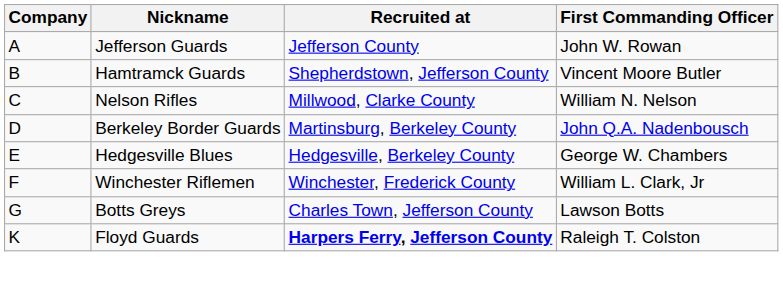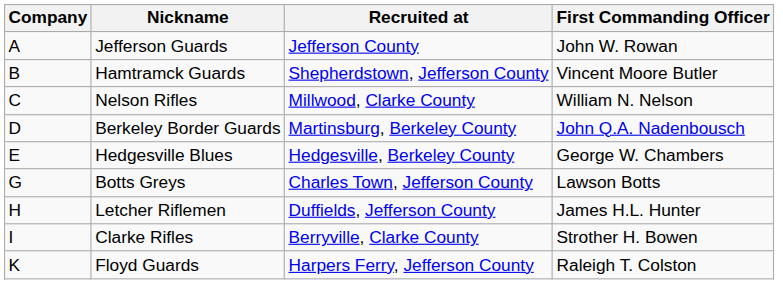- row: (175, 182)
+ row: (161, 210)
+ row: (144, 237)
(420, 237) bold -> (411, 264) normal
